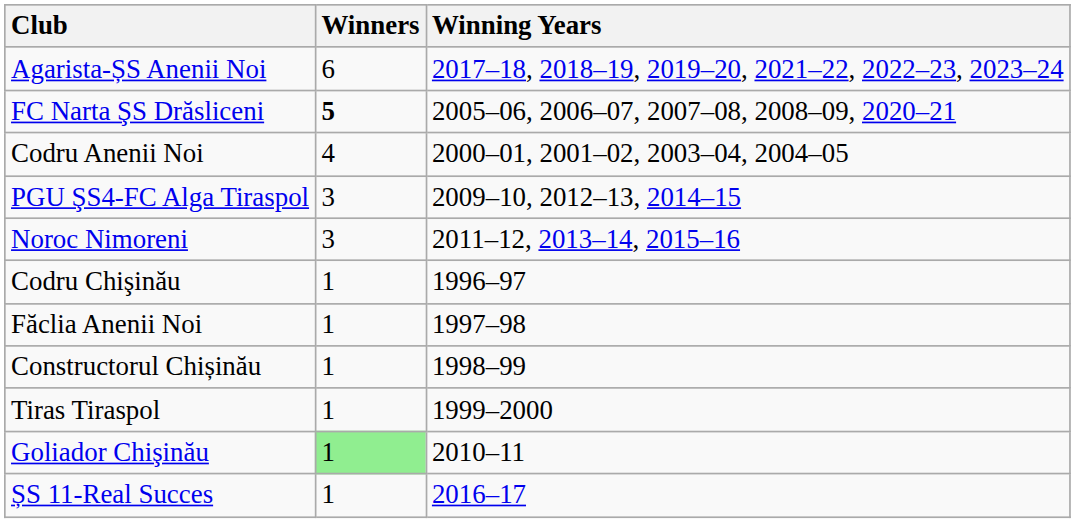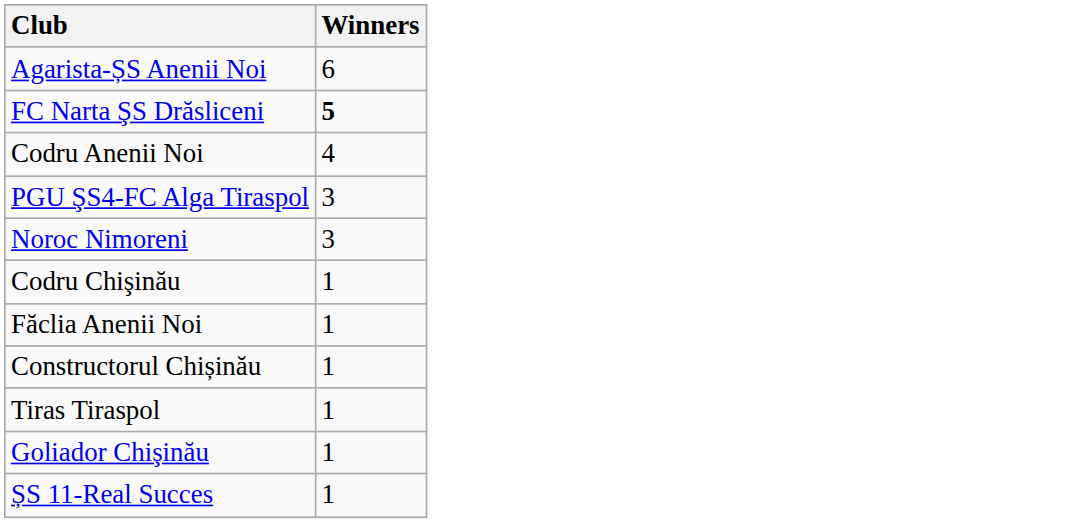- column: (517, 25)
(328, 452) lightgreen background -> (328, 452) no background
